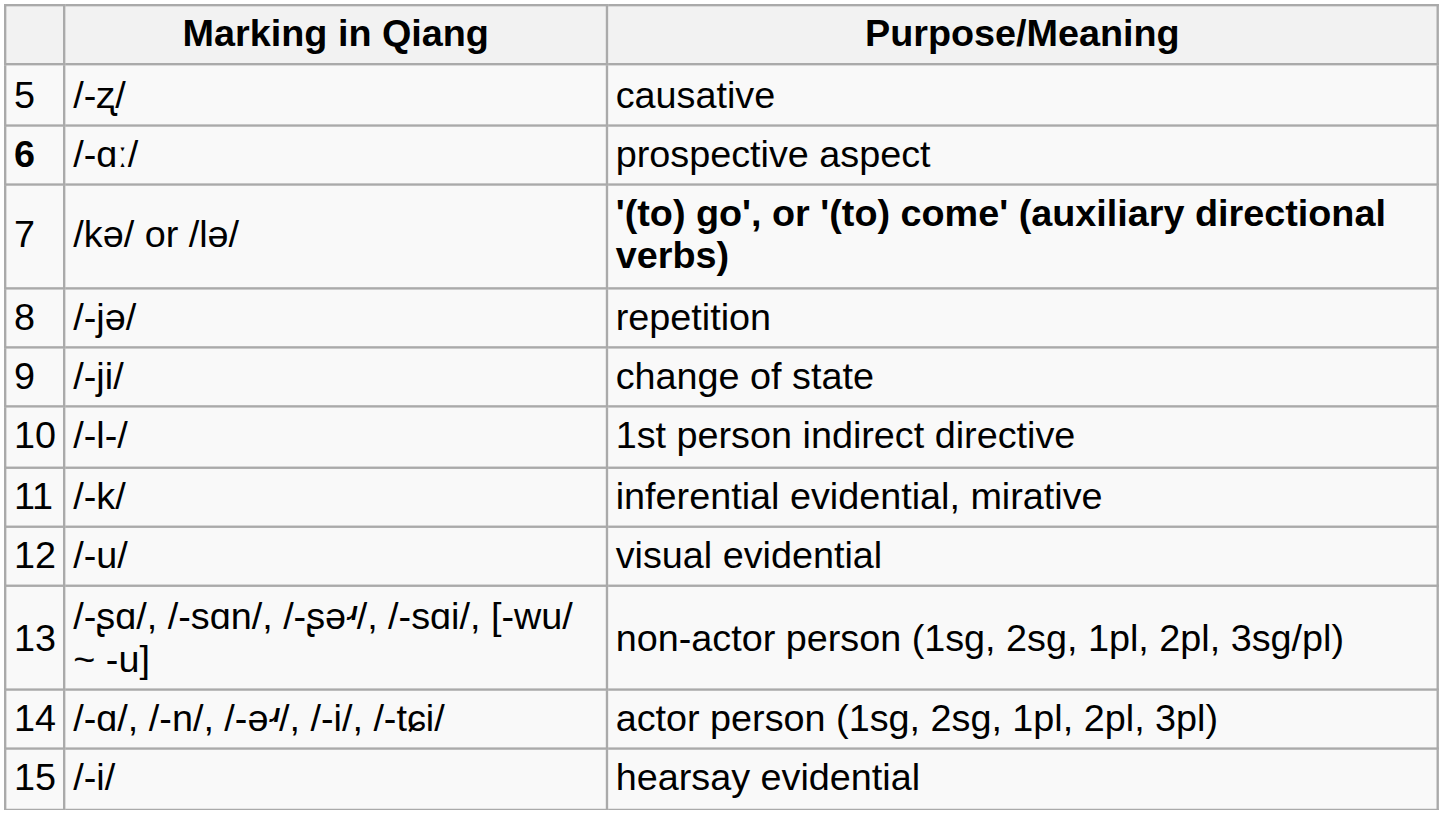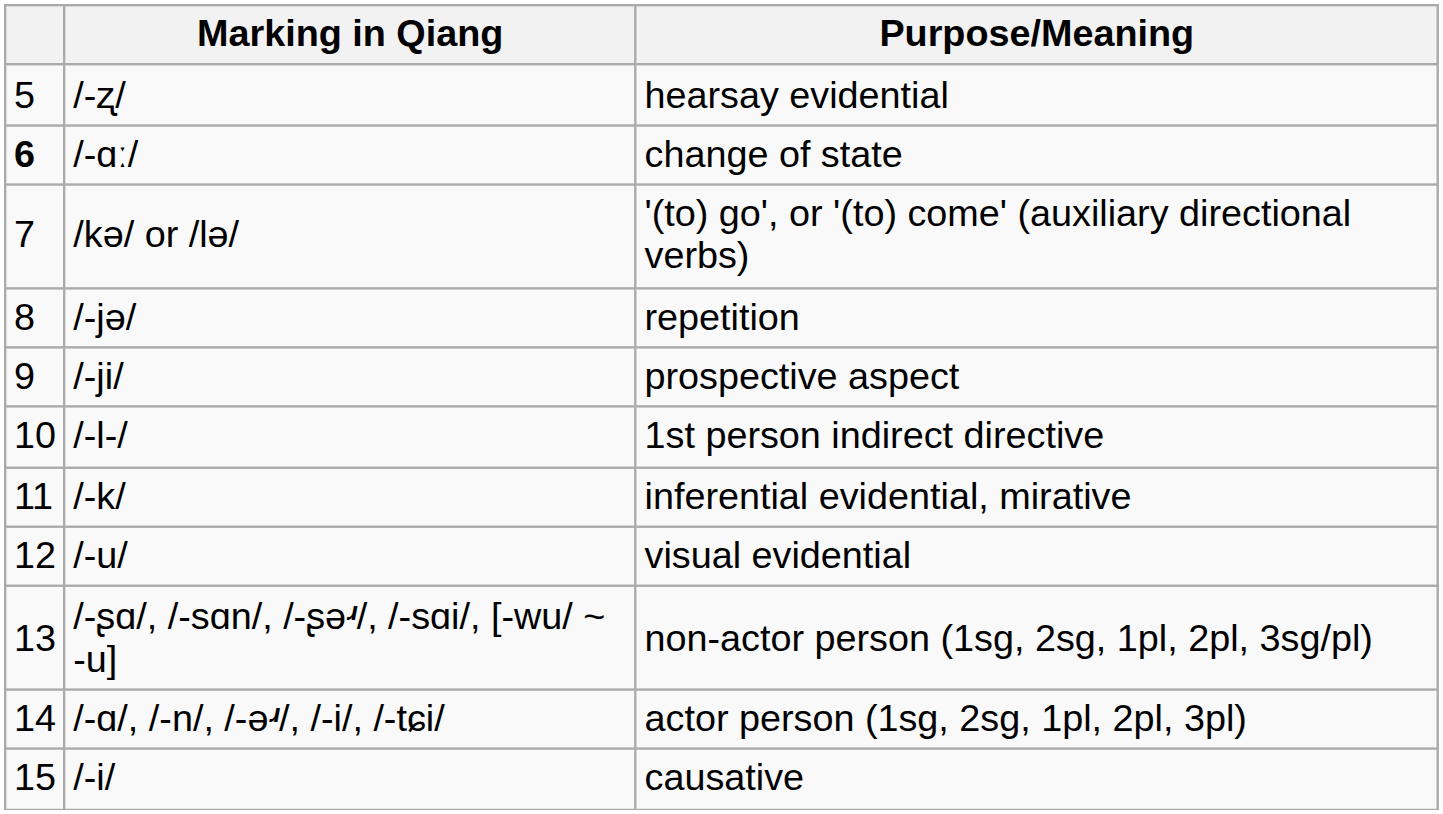(695, 94) causative -> (797, 94) hearsay evidential
(773, 154) prospective aspect -> (774, 154) change of state
(1001, 235) bold -> (998, 235) normal
(745, 376) change of state -> (802, 376) prospective aspect
(768, 778) hearsay evidential -> (724, 778) causative
